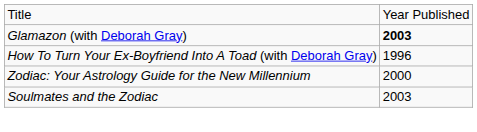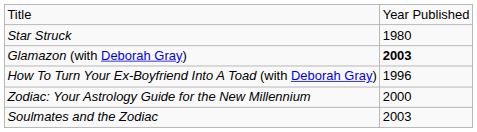+ row: (39, 35)
